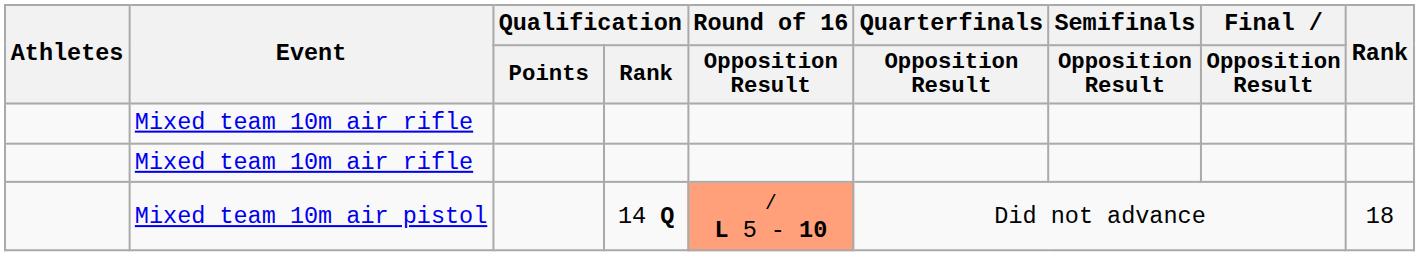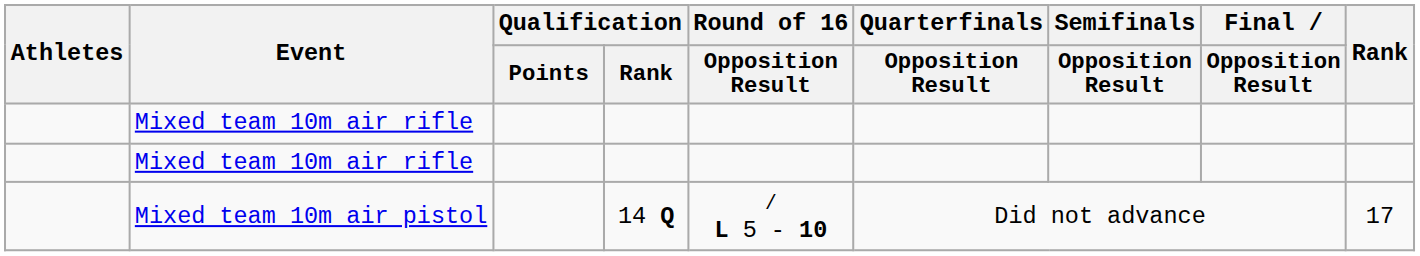(771, 218) lightsalmon background -> (771, 218) no background
(1380, 216) 18 -> (1380, 216) 17
